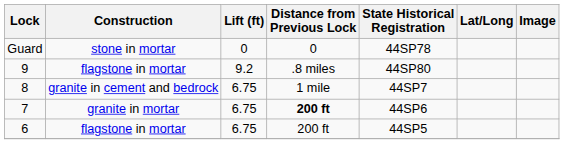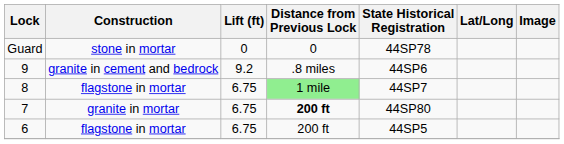(133, 68) flagstone in mortar -> (133, 68) granite in cement and bedrock
(408, 68) 44SP80 -> (408, 68) 44SP6
(133, 88) granite in cement and bedrock -> (133, 88) flagstone in mortar
(313, 88) no background -> (313, 88) lightgreen background
(408, 108) 44SP6 -> (408, 108) 44SP80
